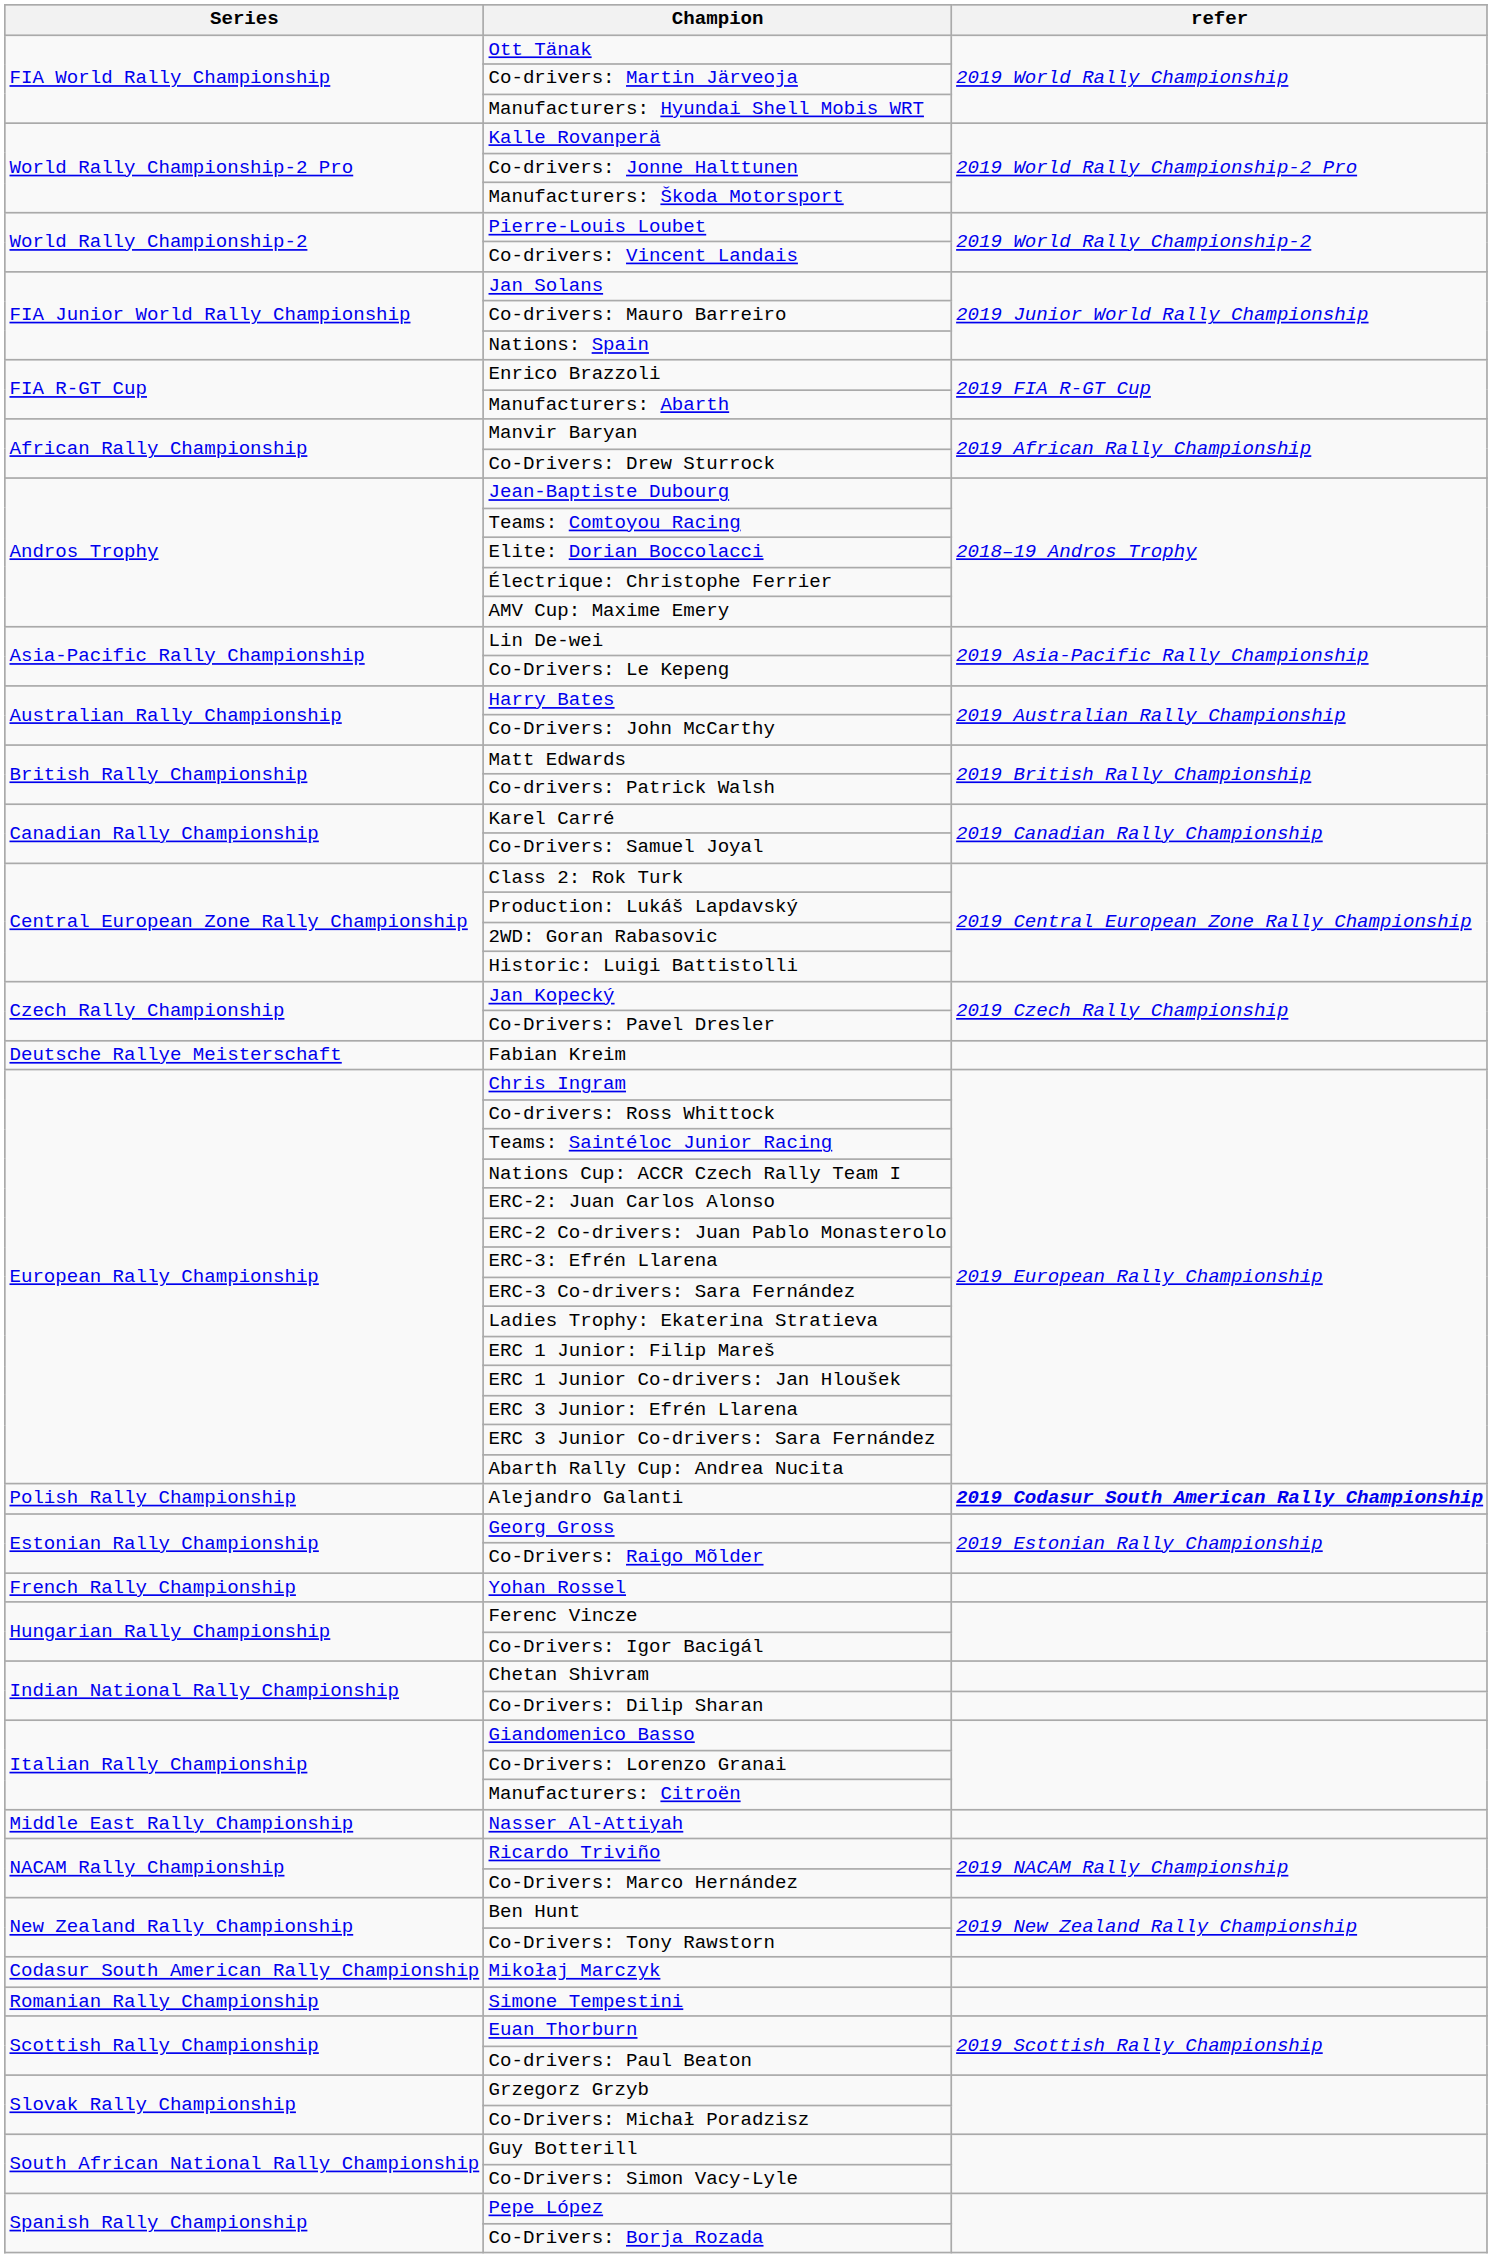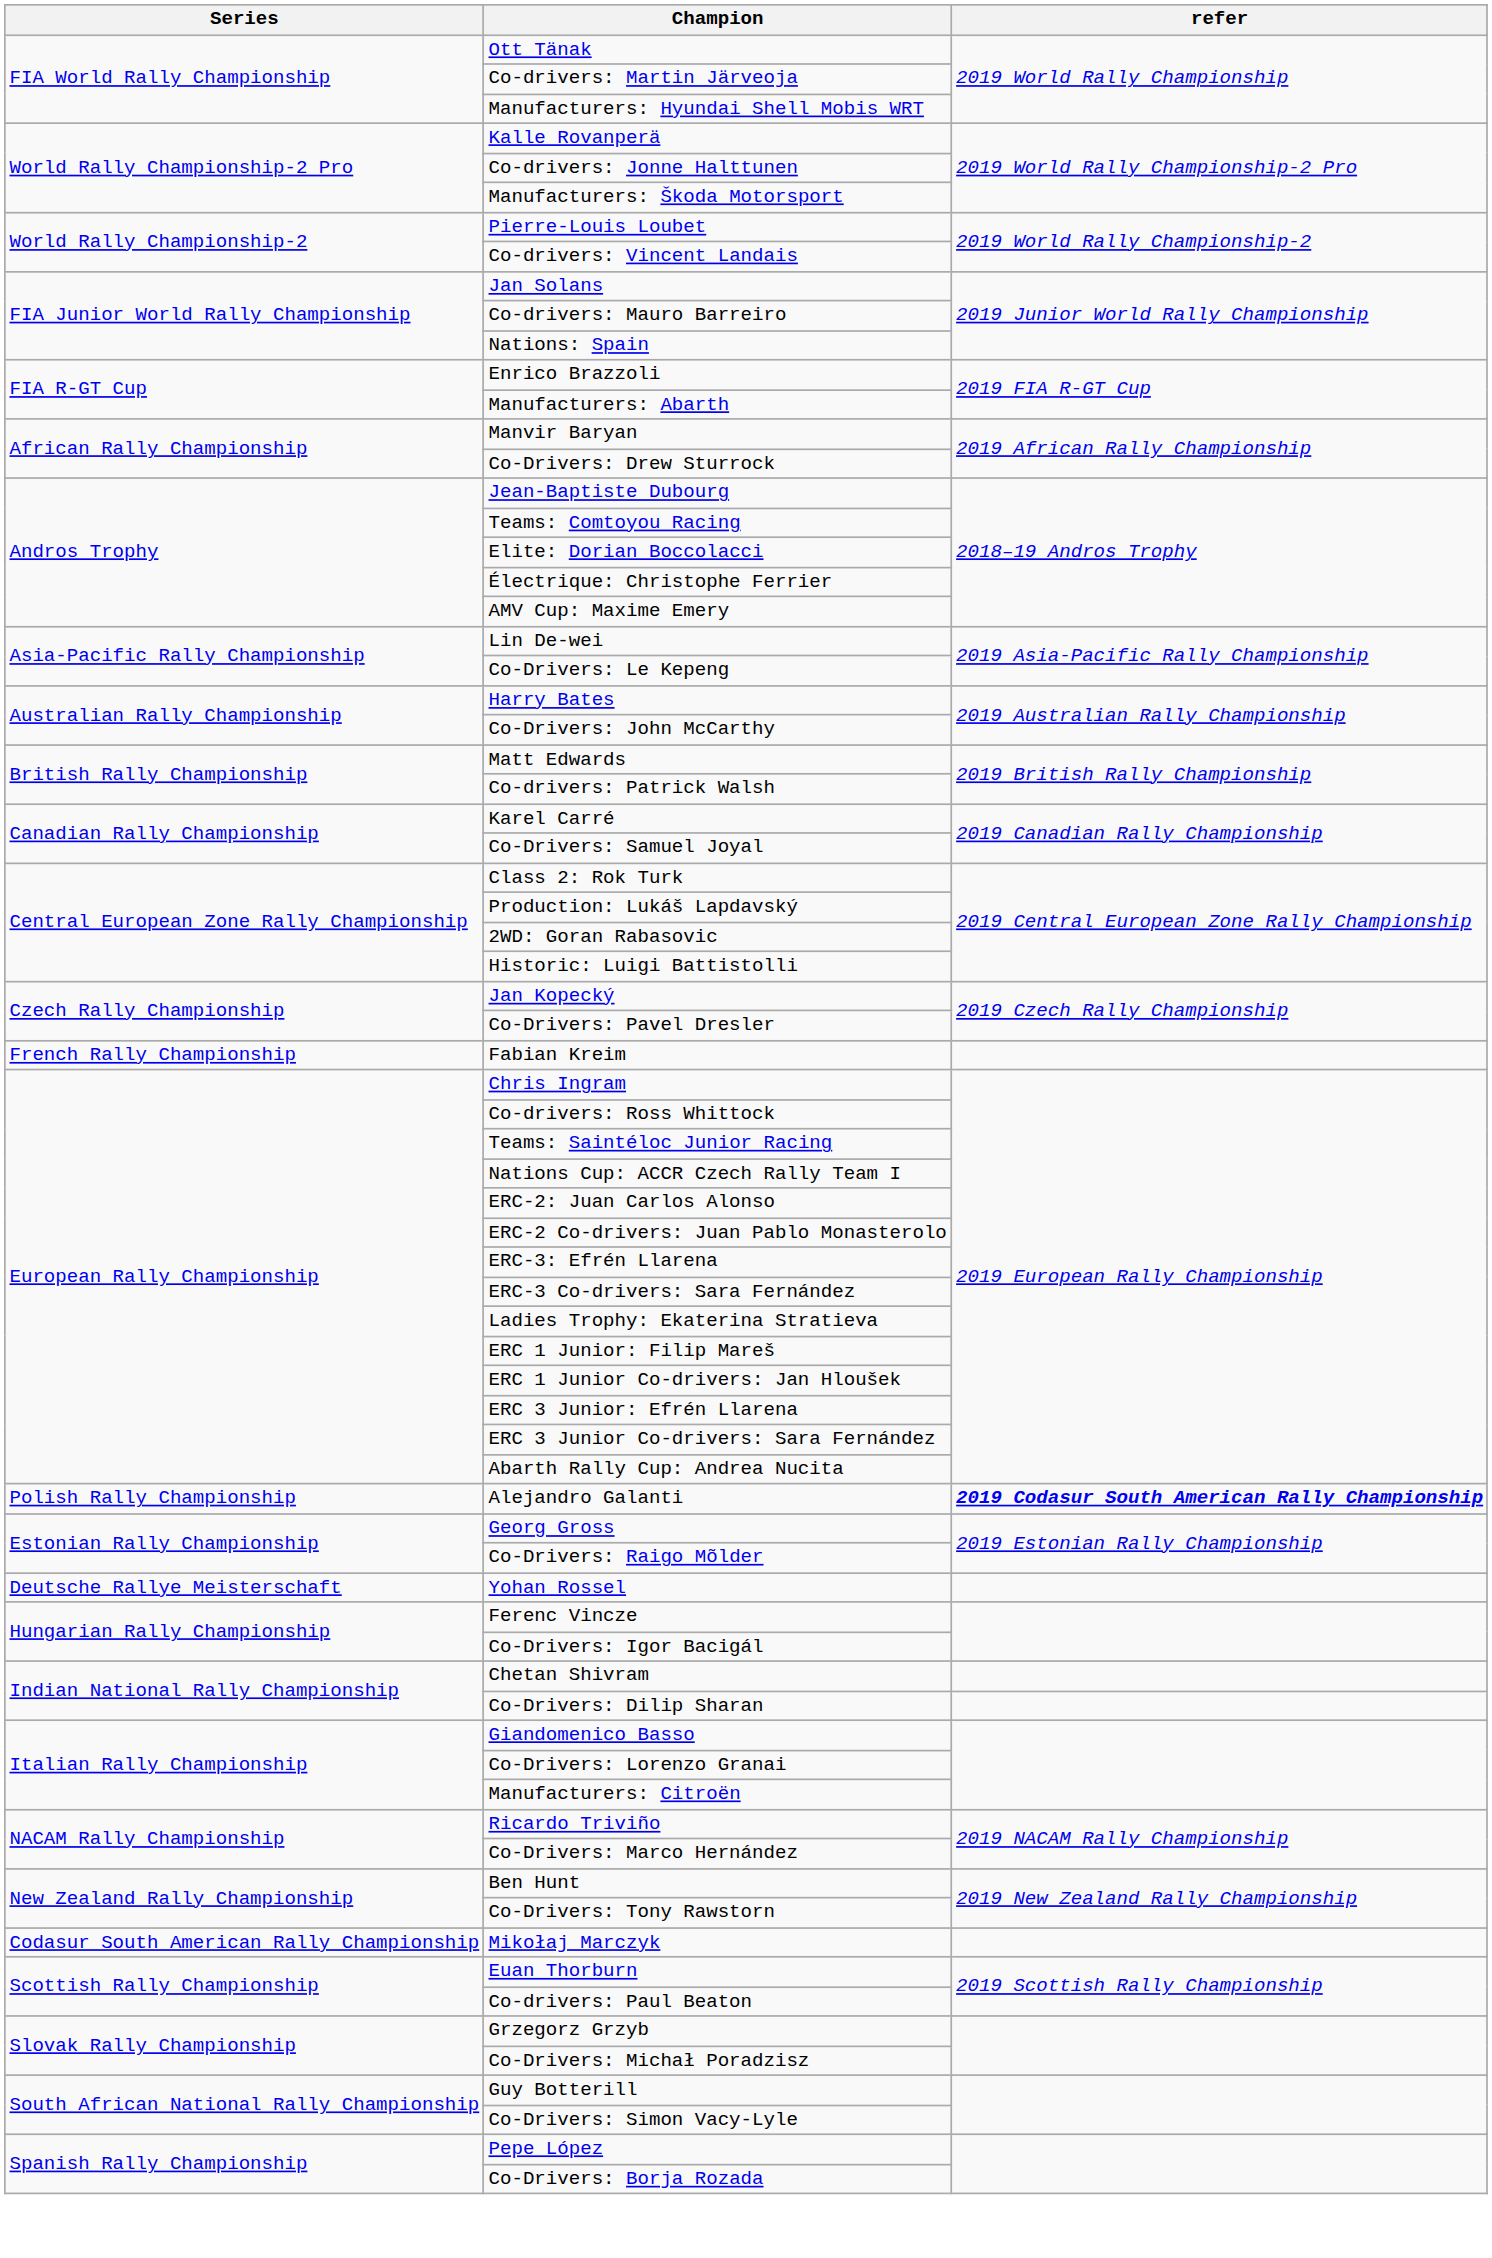(176, 1055) Deutsche Rallye Meisterschaft -> (153, 1055) French Rally Championship
(153, 1587) French Rally Championship -> (176, 1587) Deutsche Rallye Meisterschaft
- row: (586, 1824)
- row: (586, 2001)
